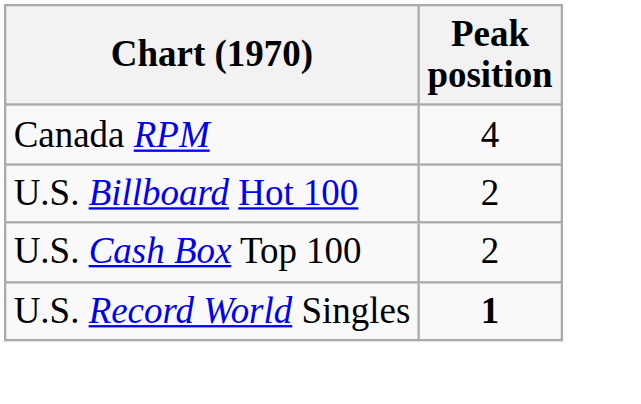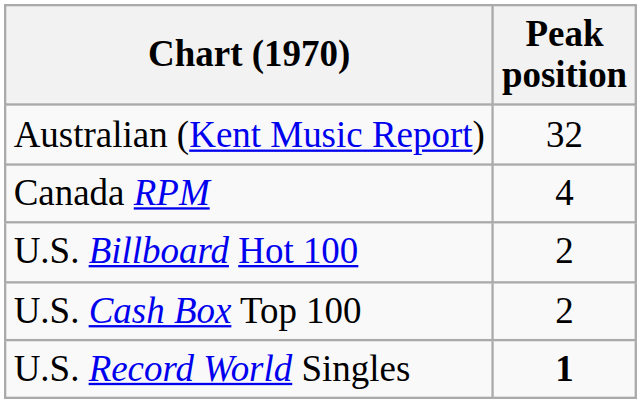+ row: (249, 134)
